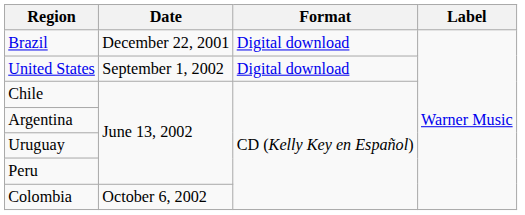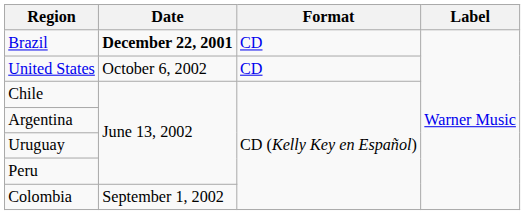(166, 42) normal -> (167, 42) bold
(293, 42) Digital download -> (251, 42) CD
(163, 68) September 1, 2002 -> (155, 68) October 6, 2002
(293, 68) Digital download -> (251, 68) CD
(155, 196) October 6, 2002 -> (163, 196) September 1, 2002
